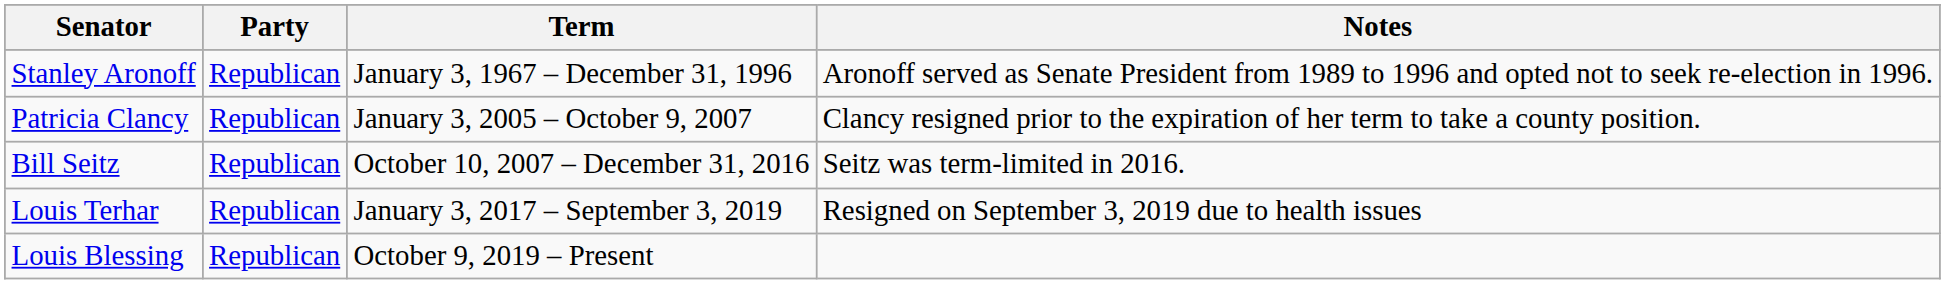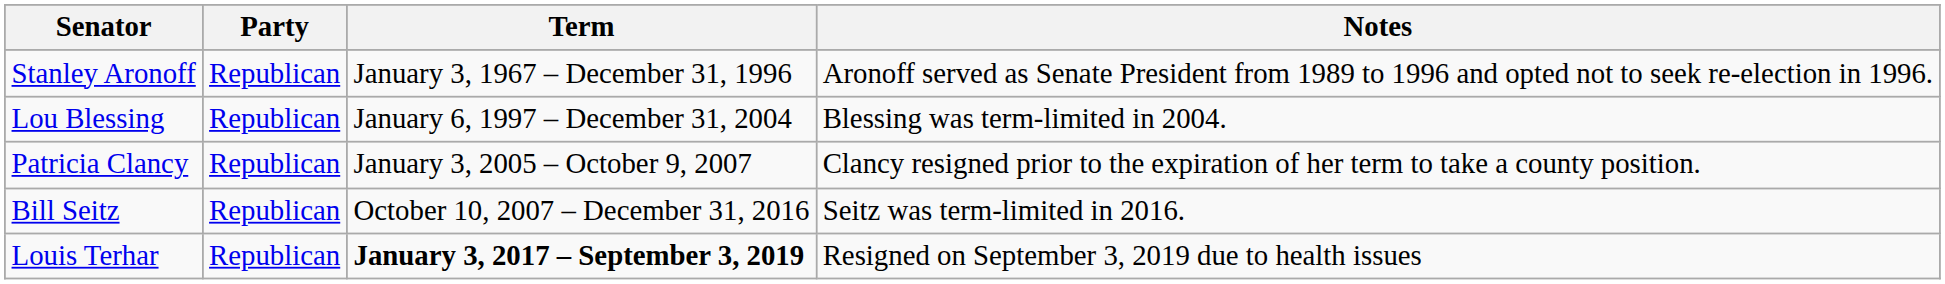+ row: (88, 118)
(568, 210) normal -> (579, 255) bold
- row: (98, 255)
